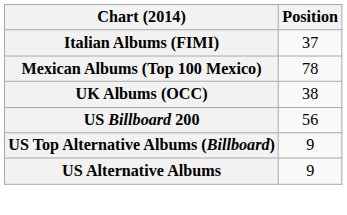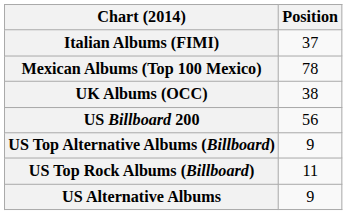+ row: (142, 171)
